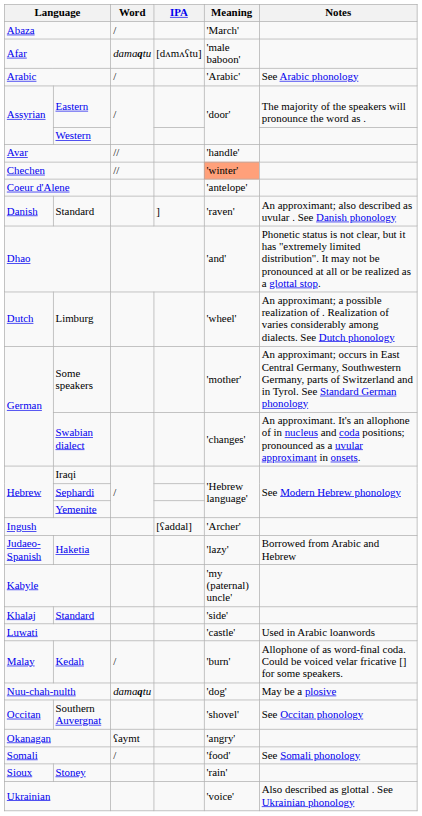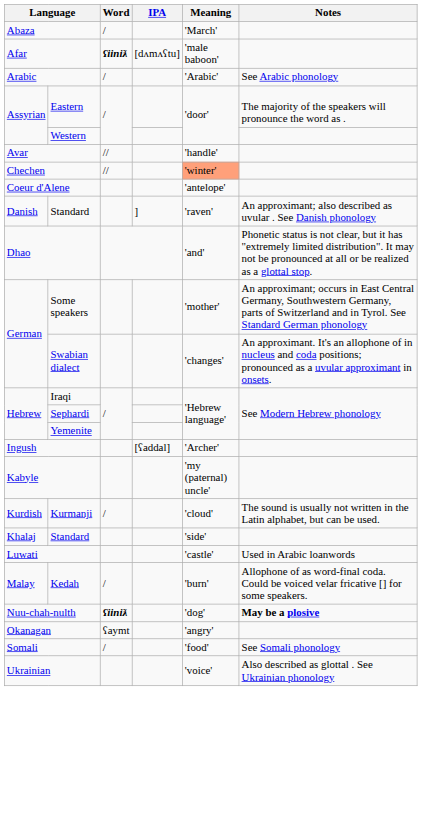(132, 53) damaqtu -> (115, 53) ʕiiniƛ
- row: (20, 319)
- row: (24, 550)
+ row: (24, 513)
(132, 691) damaqtu -> (115, 613) ʕiiniƛ
(299, 691) normal -> (280, 613) bold
- row: (24, 714)
- row: (20, 772)
